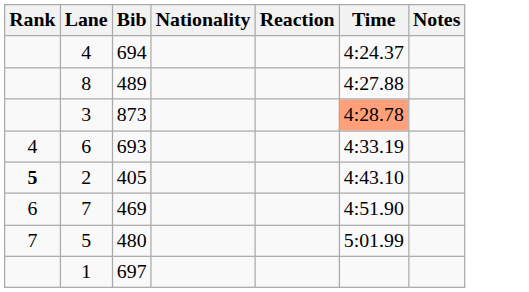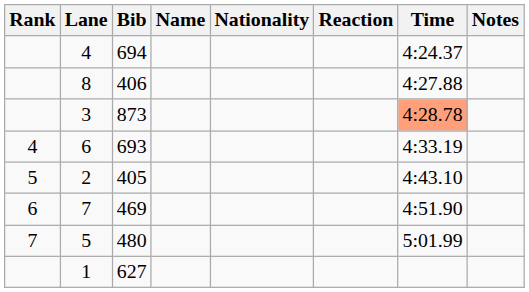+ column: (181, 20)
(132, 83) 489 -> (132, 83) 406
(32, 177) bold -> (32, 177) normal
(132, 271) 697 -> (132, 271) 627
